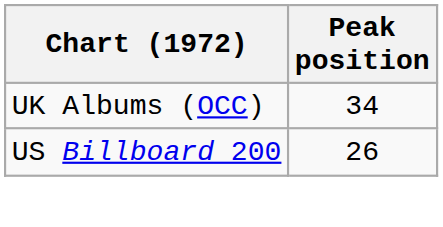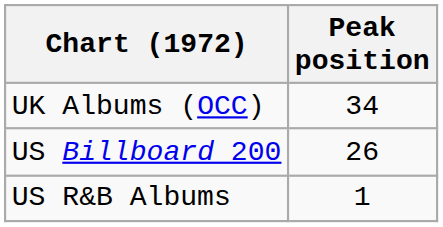+ row: (121, 198)
